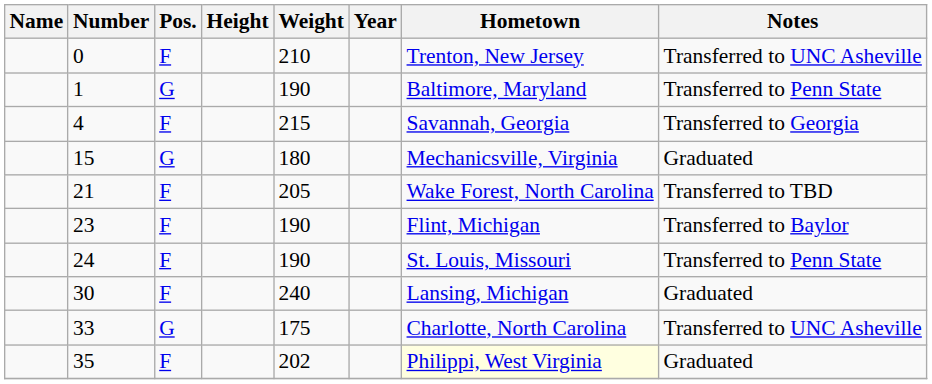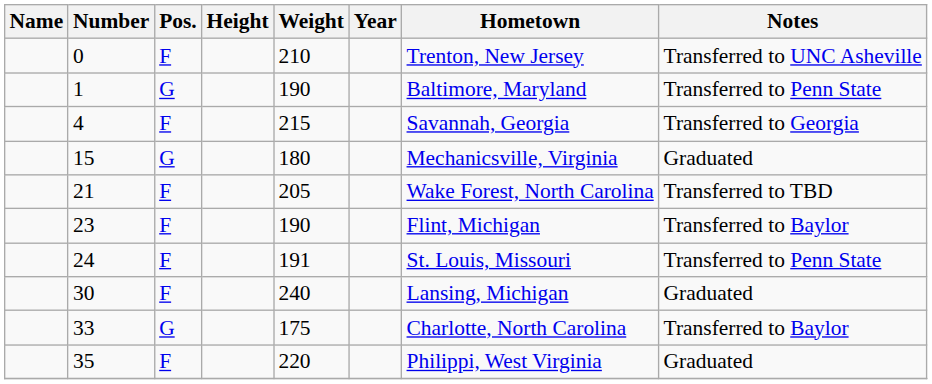(294, 259) 190 -> (294, 259) 191
(793, 327) Transferred to UNC Asheville -> (756, 327) Transferred to Baylor
(294, 361) 202 -> (294, 361) 220
(504, 361) lightyellow background -> (504, 361) no background
